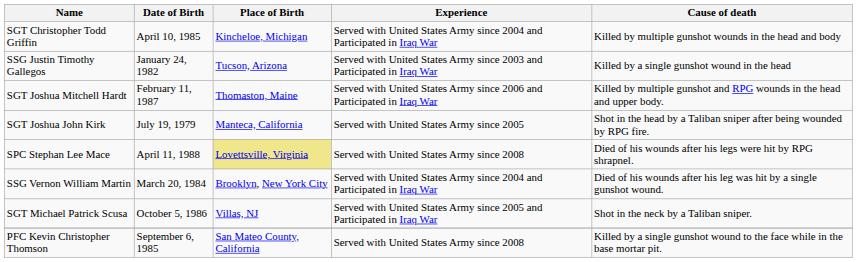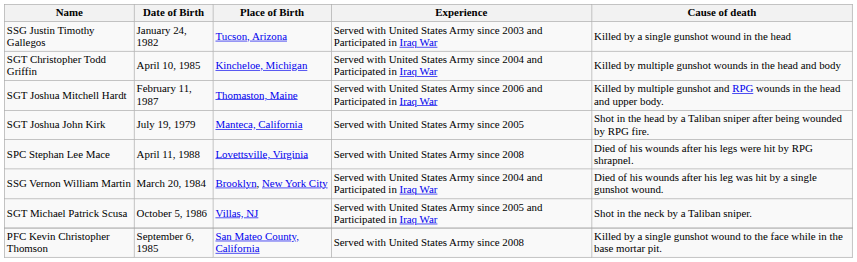rows swapped: (51, 65) <-> (56, 36)
(262, 154) khaki background -> (262, 154) no background
